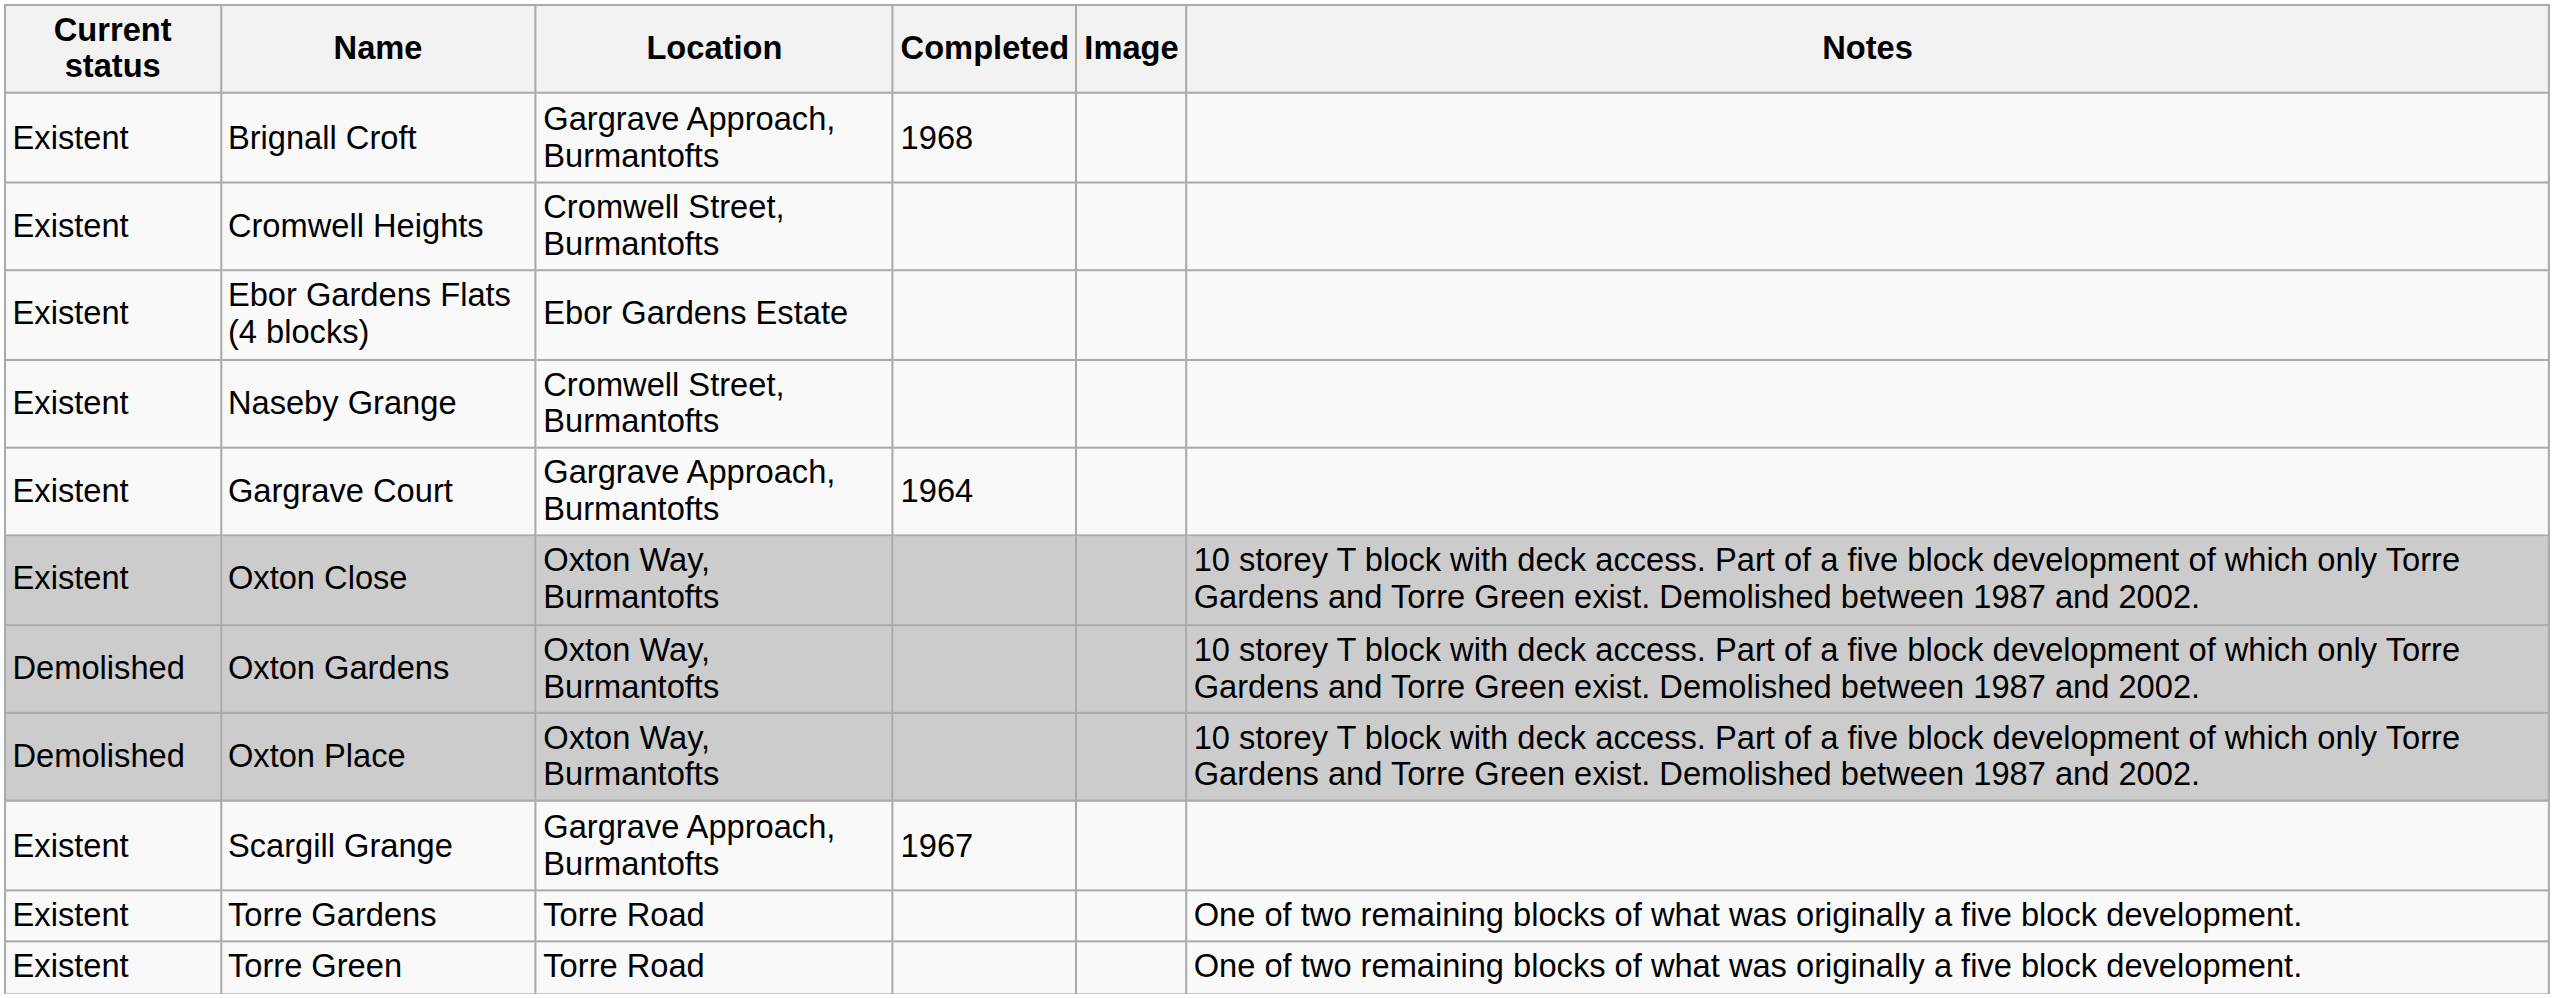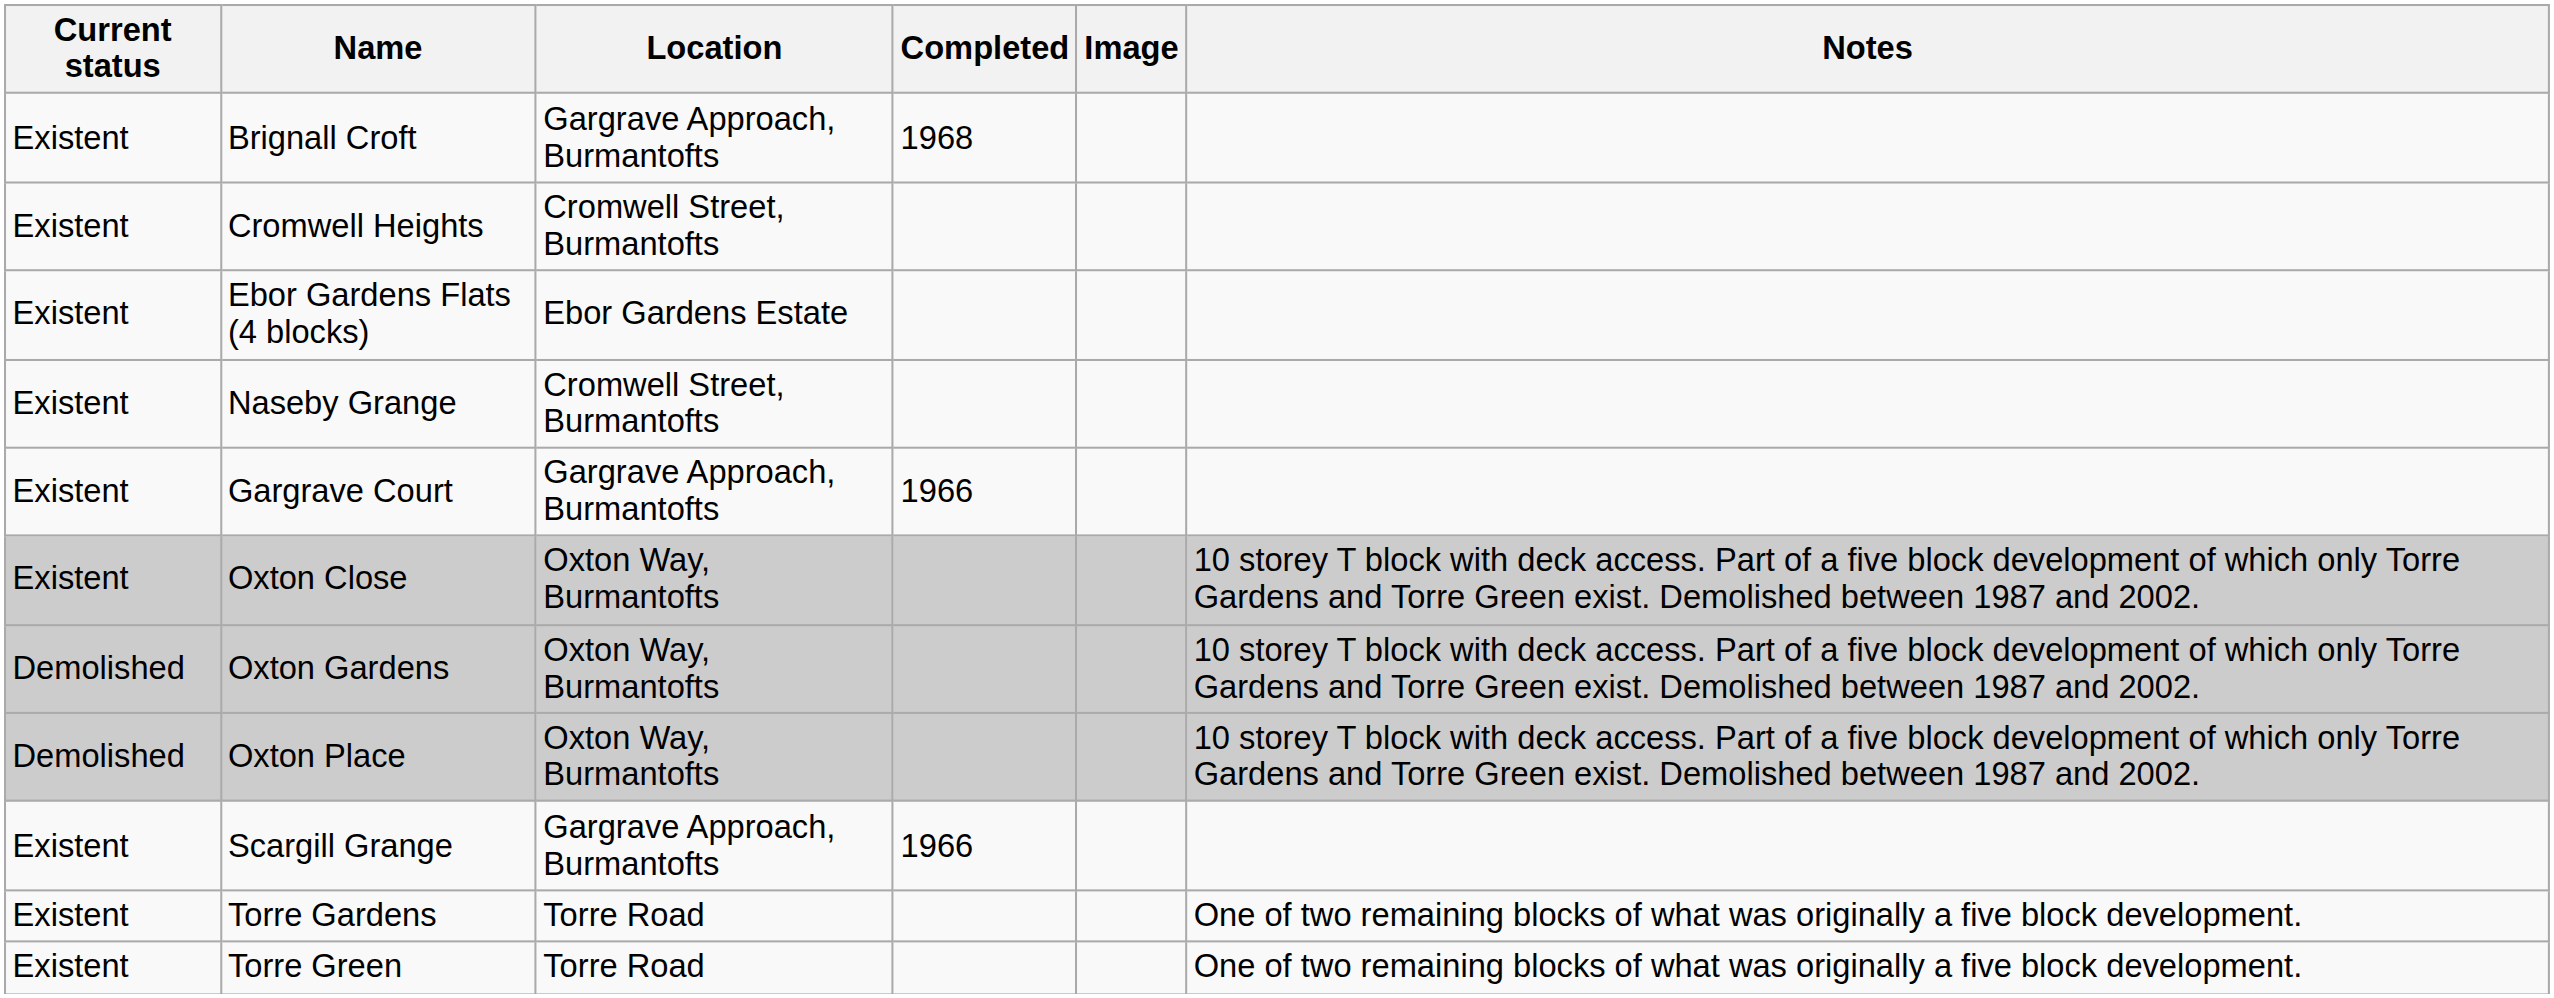(937, 491) 1964 -> (937, 491) 1966
(937, 845) 1967 -> (937, 845) 1966
